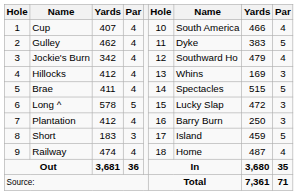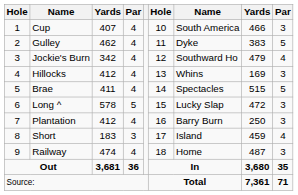(283, 27) 4 -> (283, 27) 3
(283, 136) 5 -> (283, 136) 4
(283, 151) 4 -> (283, 151) 3
